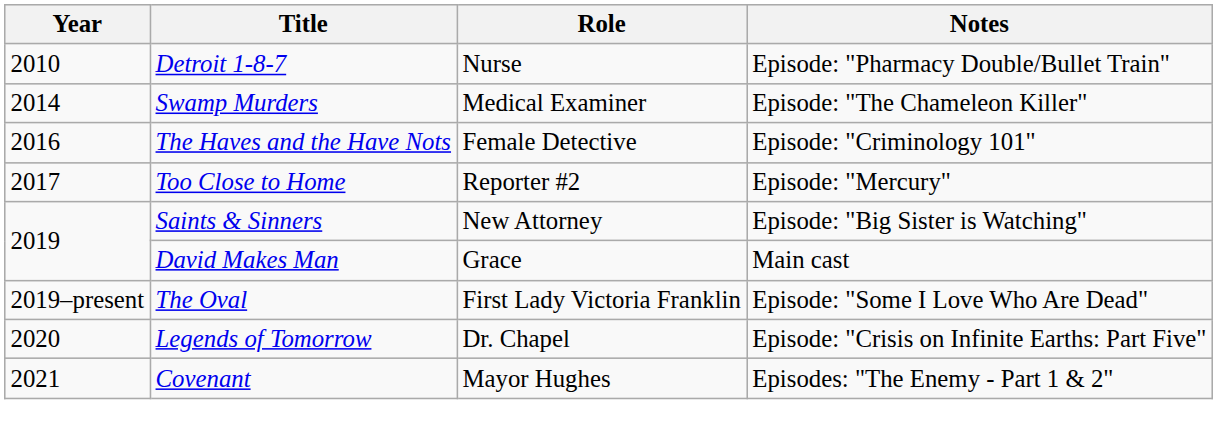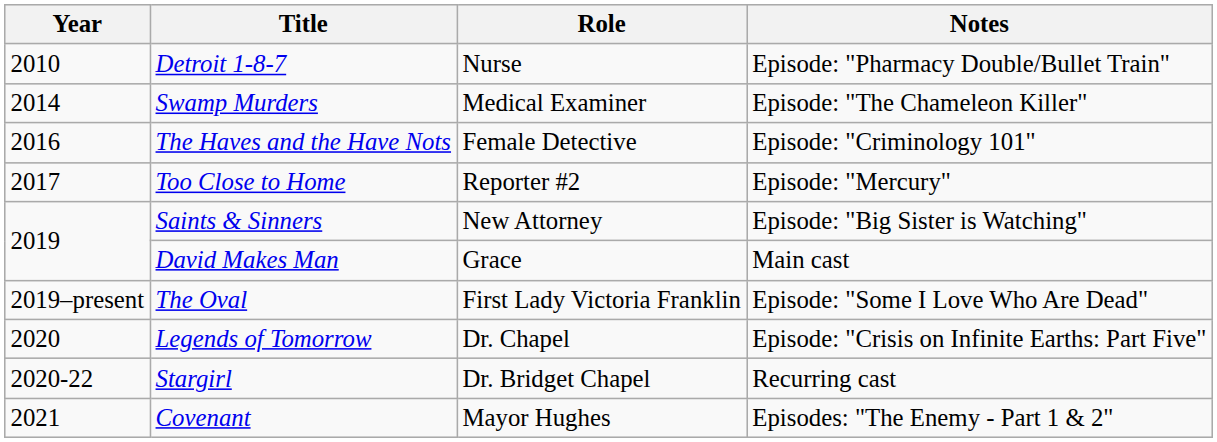+ row: (194, 378)
